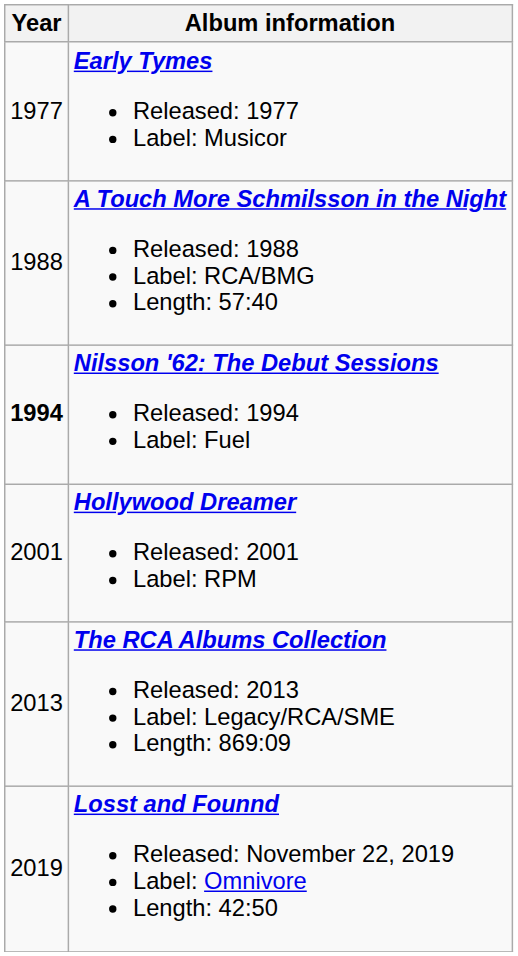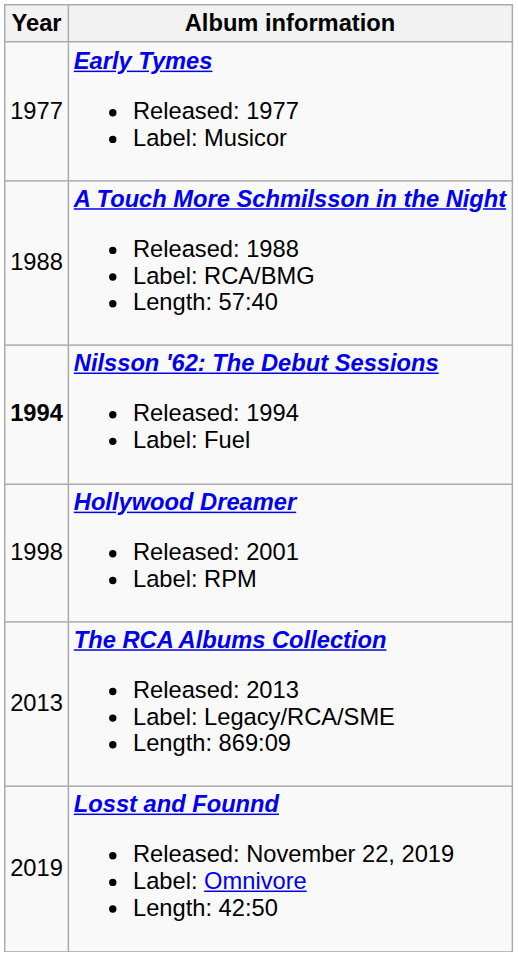(37, 552) 2001 -> (37, 552) 1998
